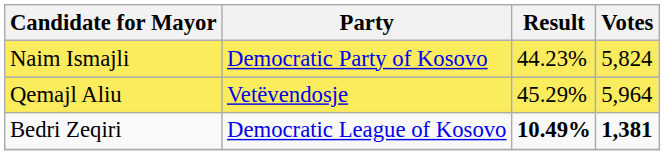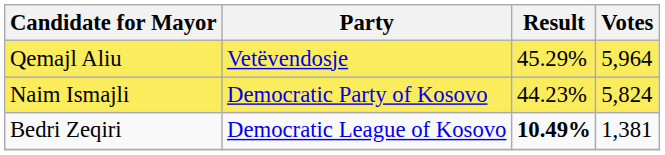rows swapped: (66, 94) <-> (70, 58)
(627, 130) bold -> (627, 130) normal
